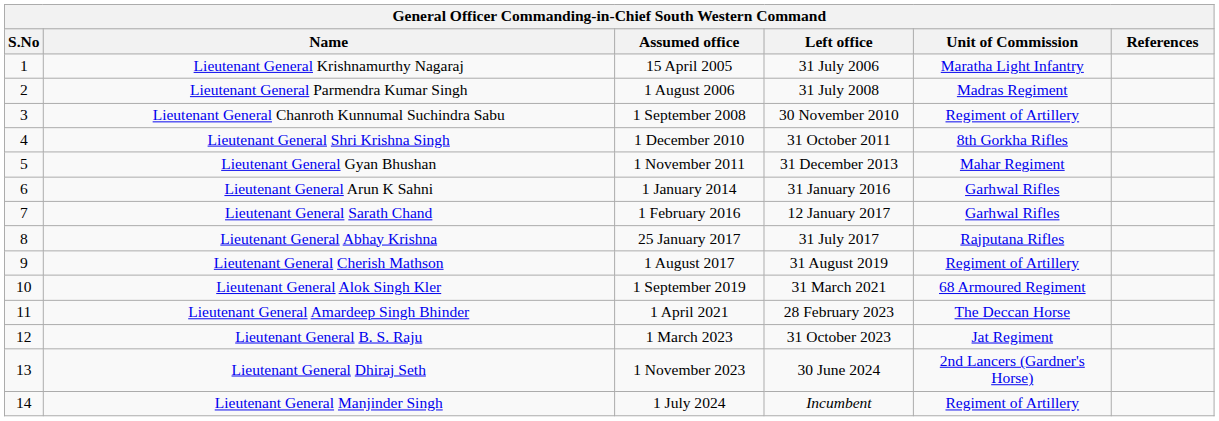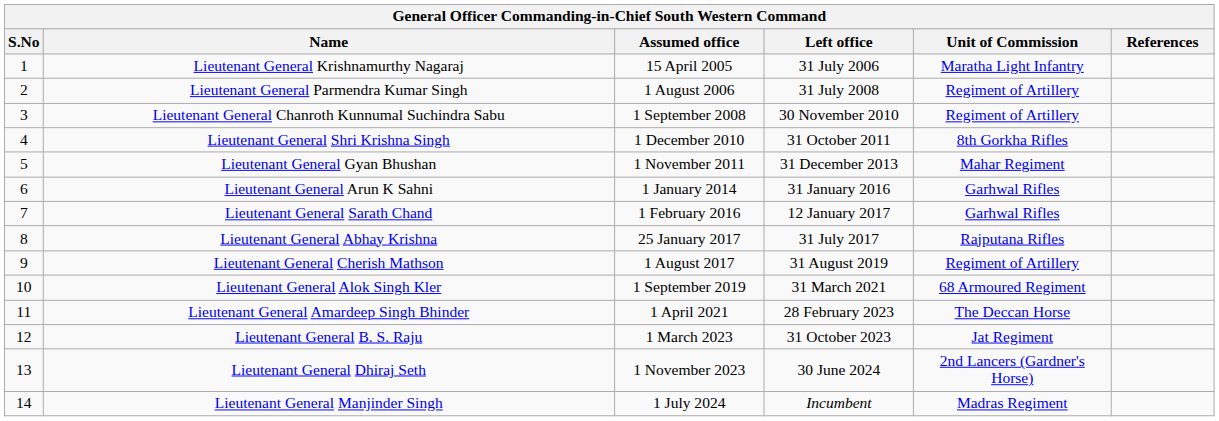(1012, 90) Madras Regiment -> (1012, 90) Regiment of Artillery
(1012, 403) Regiment of Artillery -> (1012, 403) Madras Regiment
